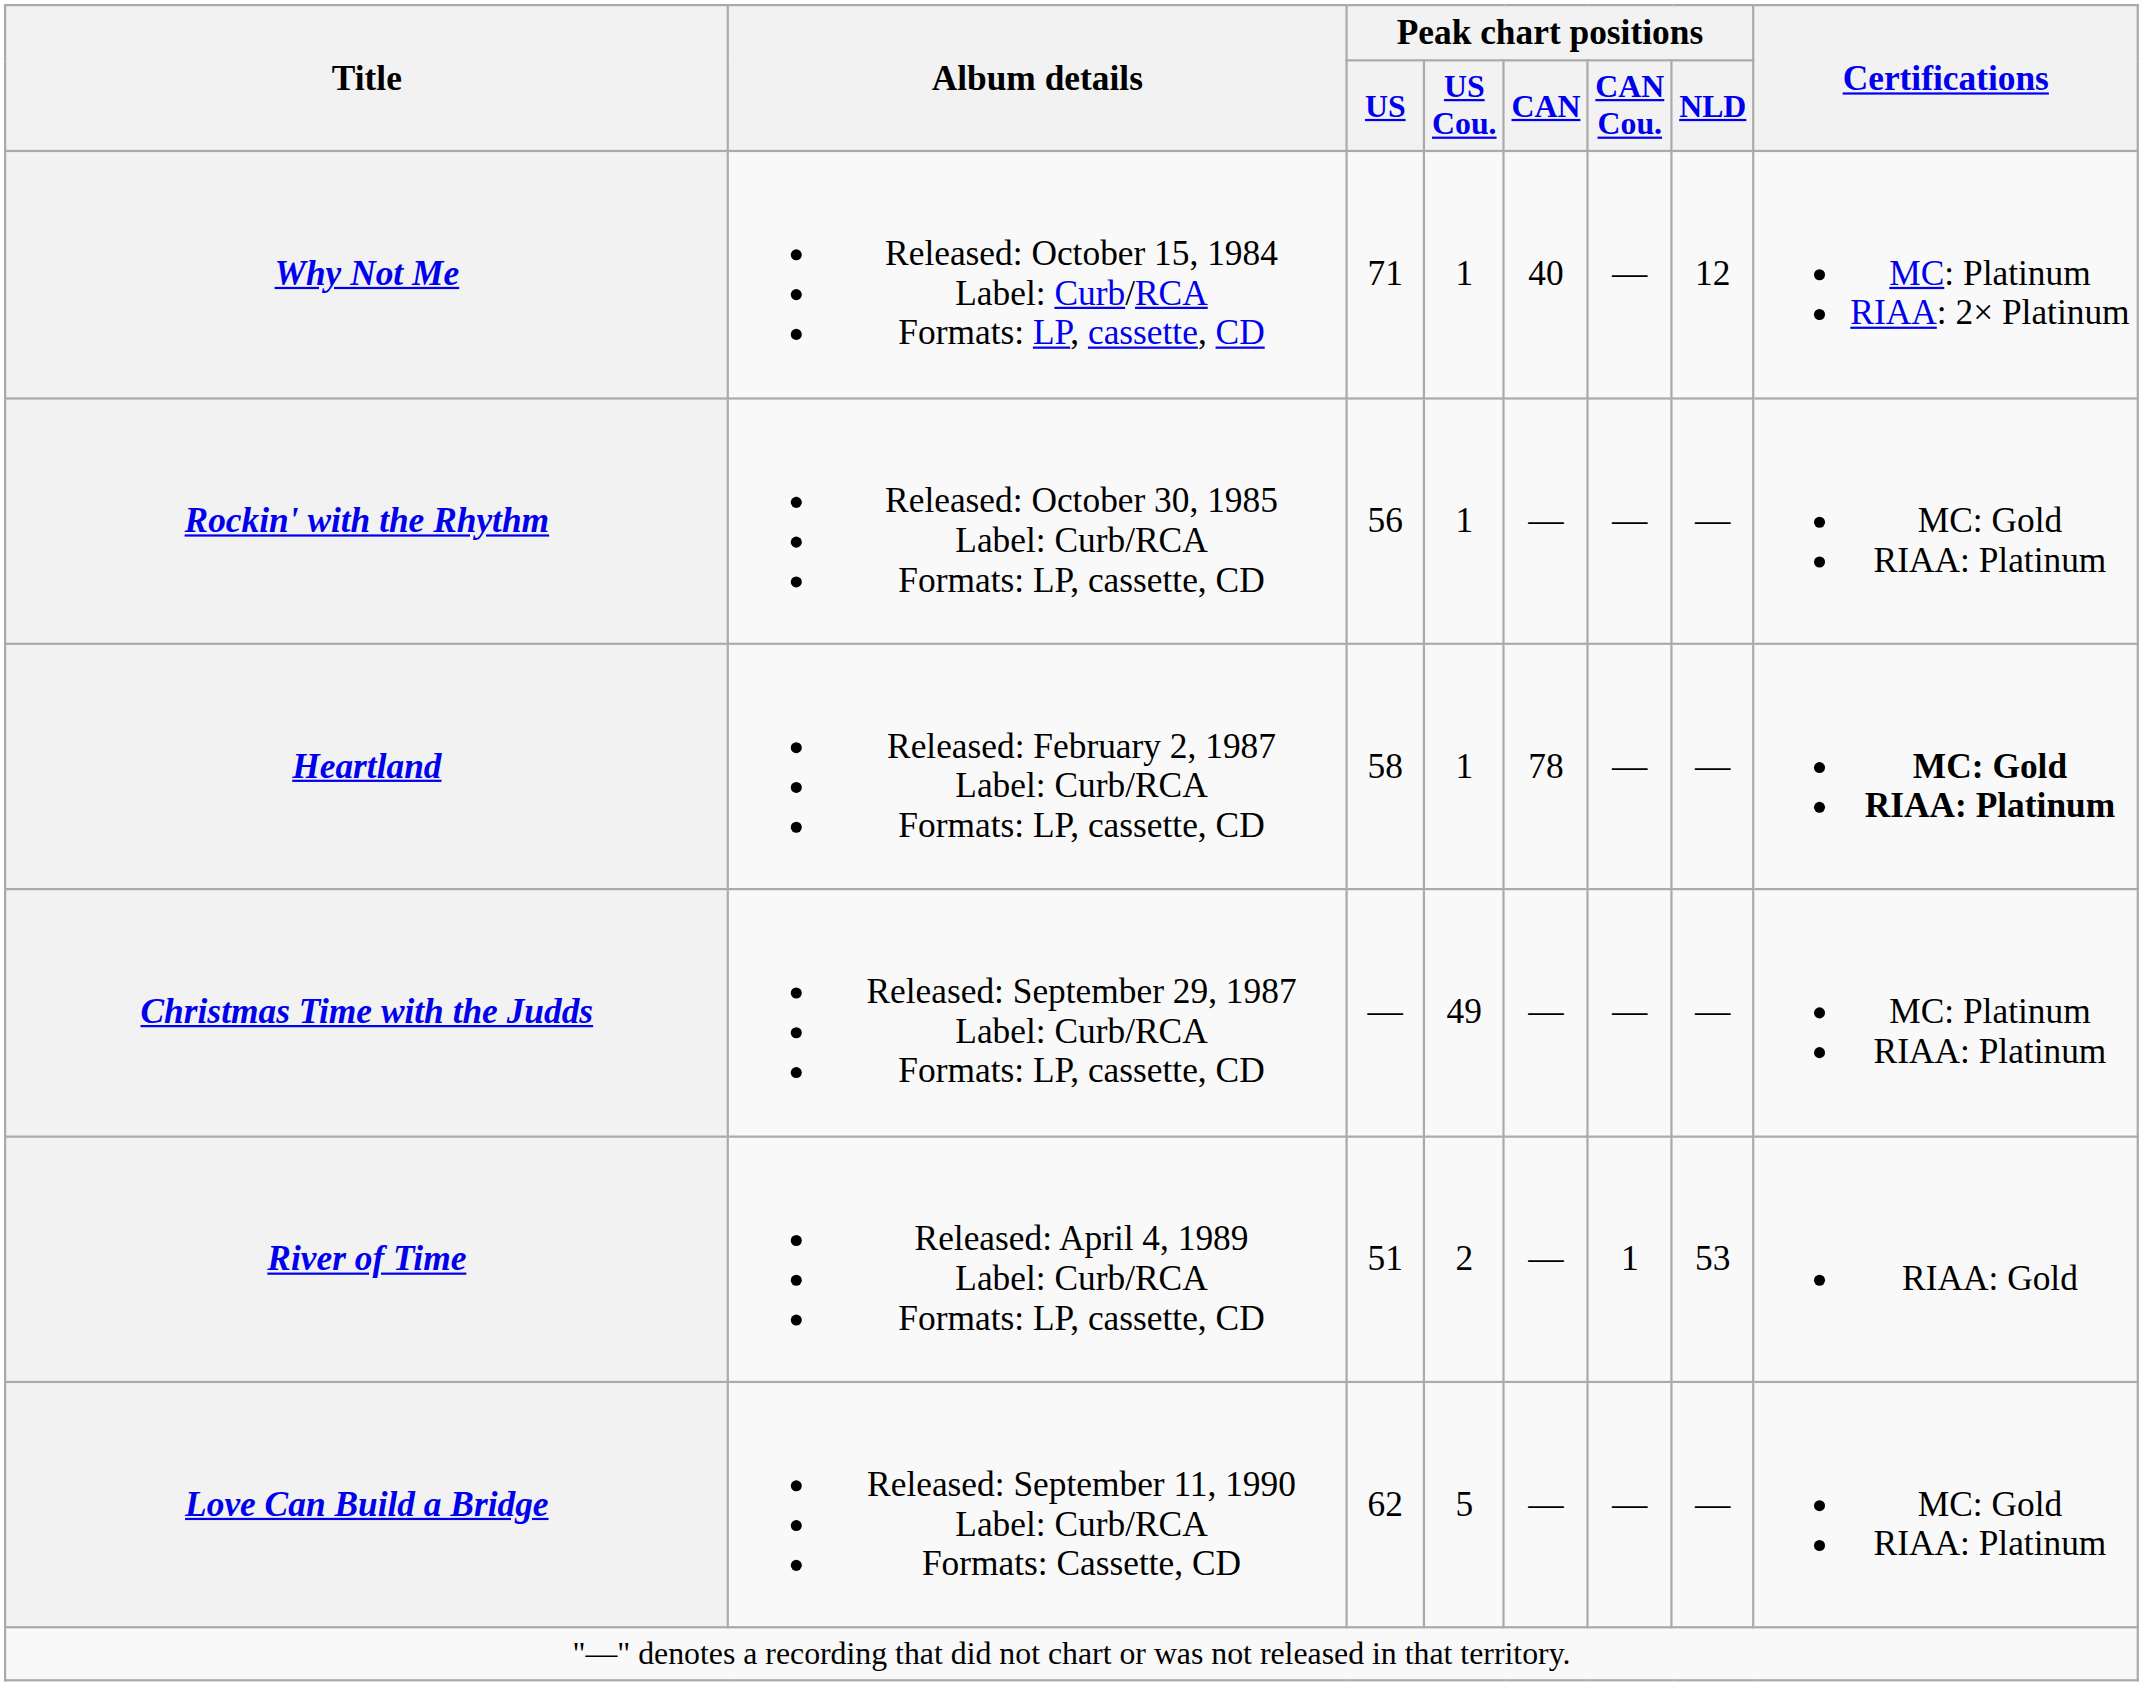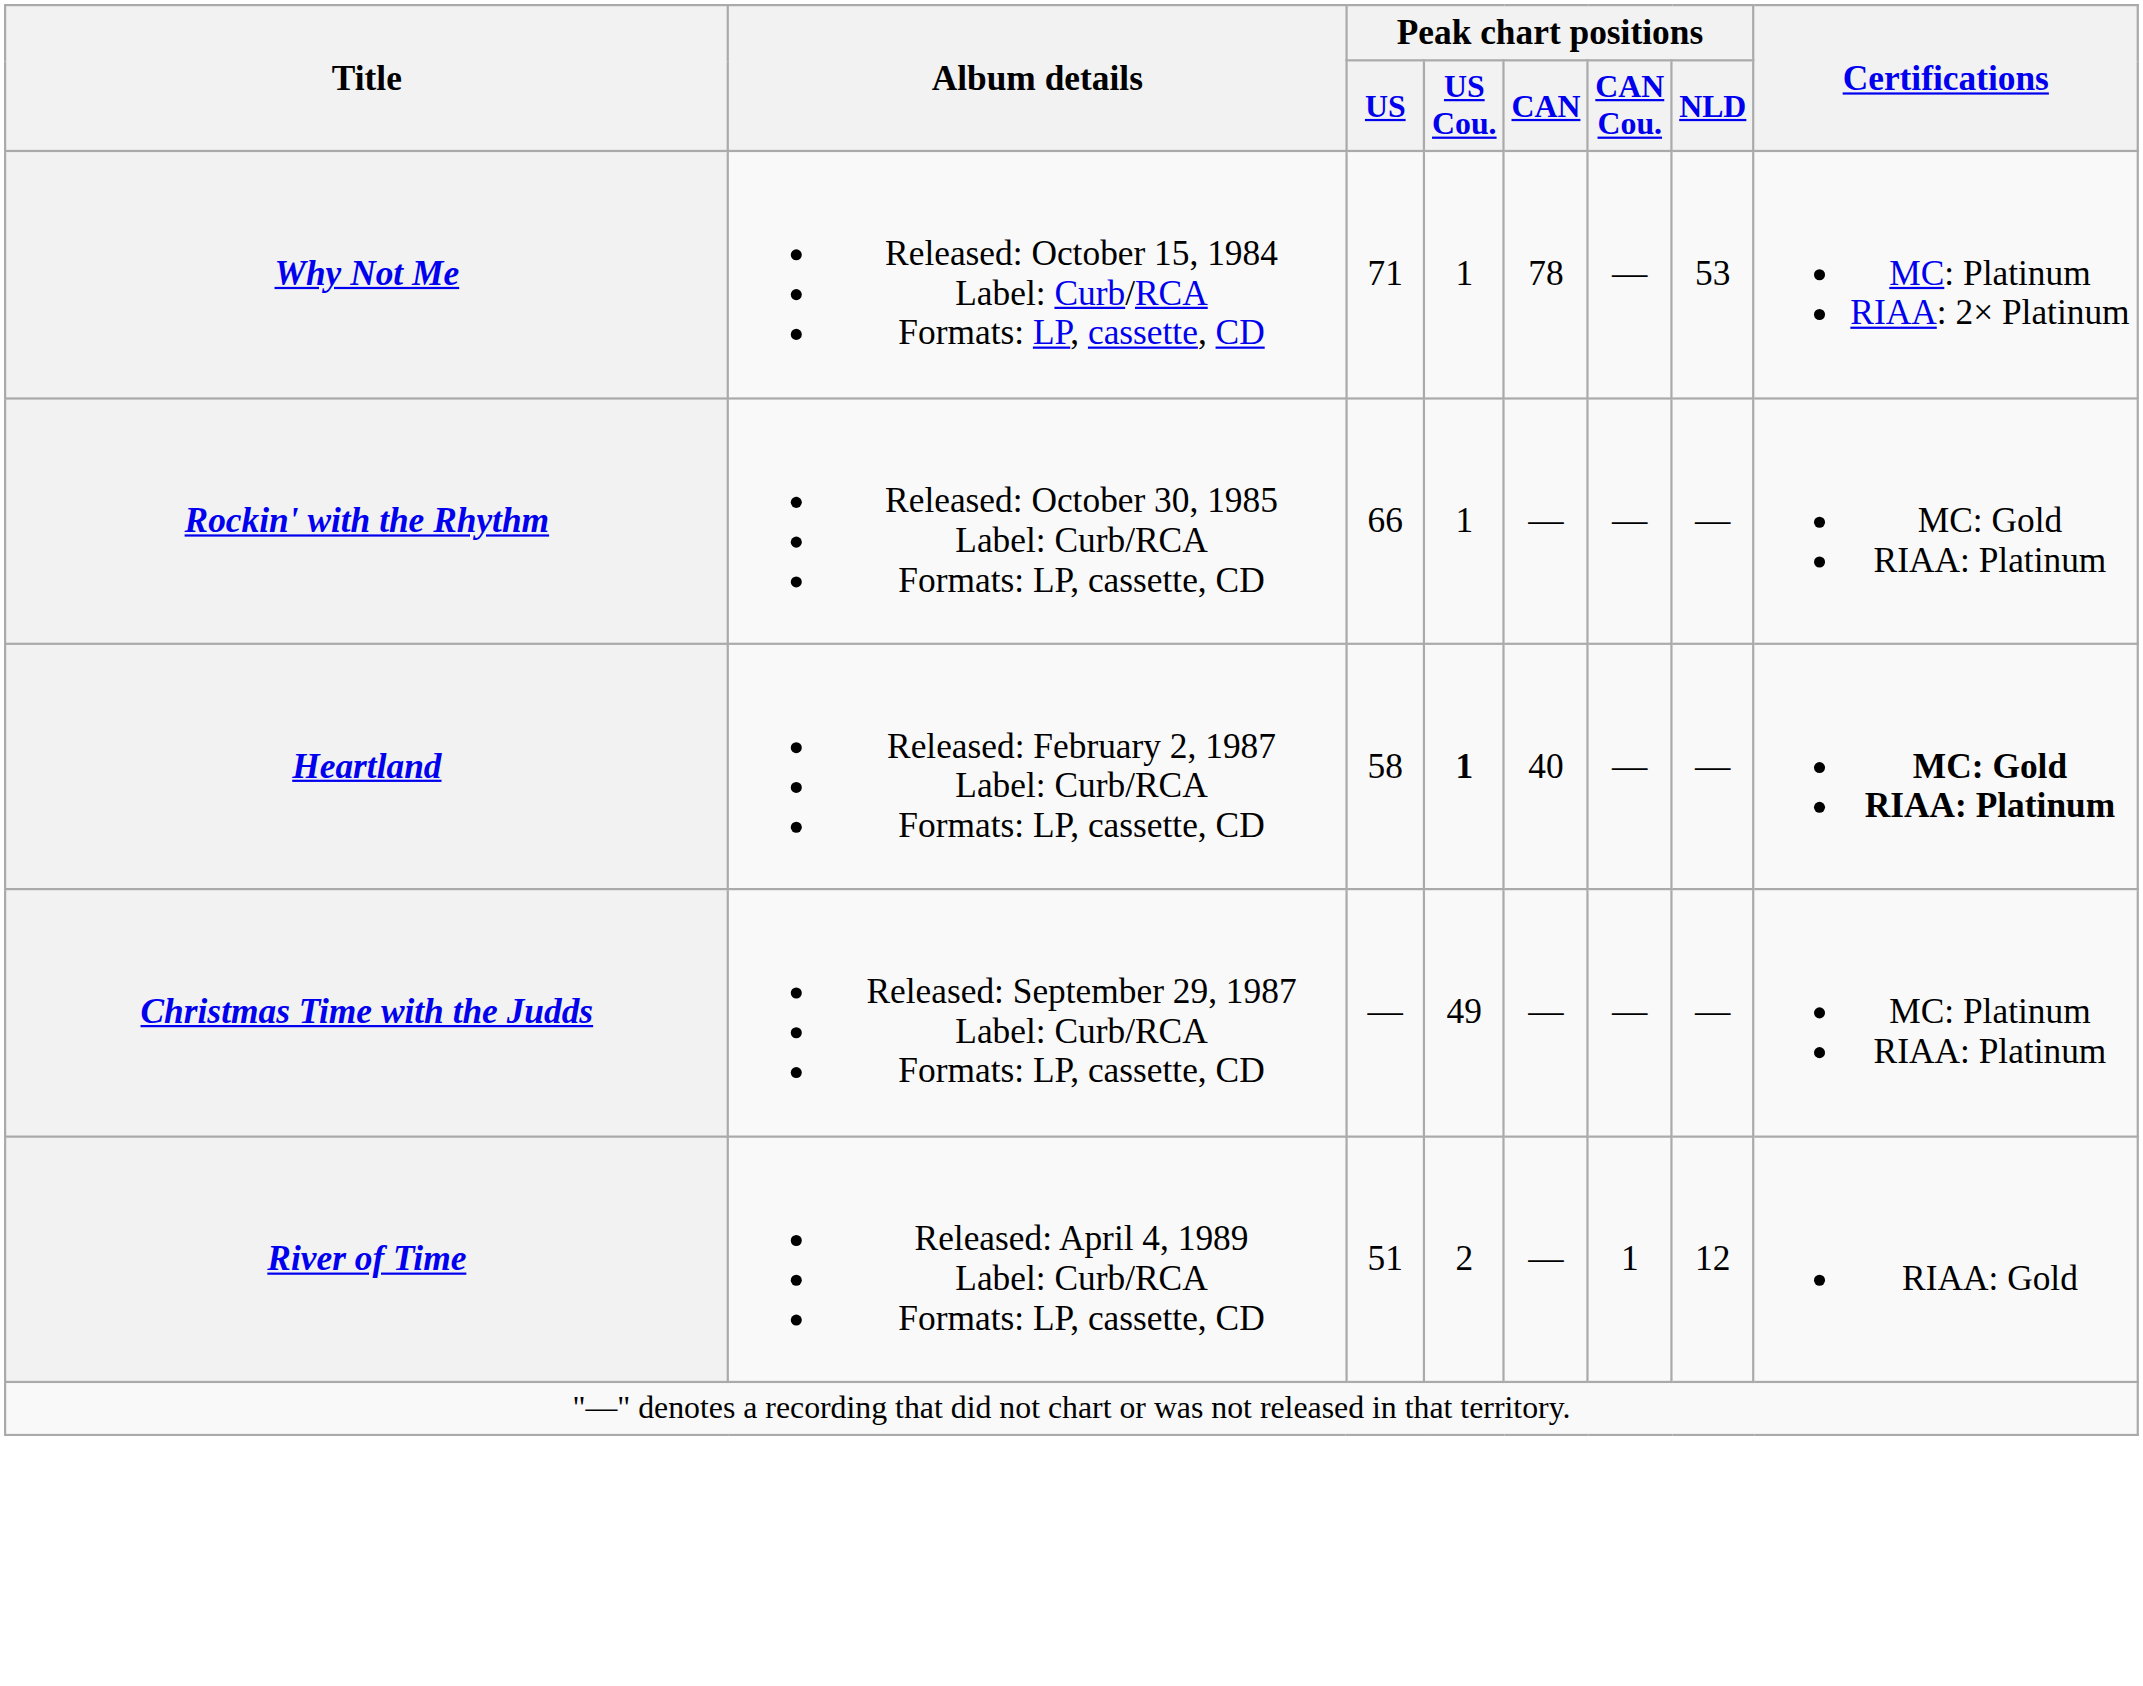(1546, 273) 40 -> (1546, 273) 78
(1713, 273) 12 -> (1713, 273) 53
(1385, 519) 56 -> (1385, 519) 66
(1464, 765) normal -> (1464, 765) bold
(1546, 765) 78 -> (1546, 765) 40
(1713, 1258) 53 -> (1713, 1258) 12
- row: (367, 1504)
